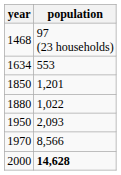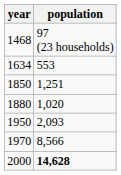(50, 84) 1,201 -> (50, 84) 1,251
(50, 103) 1,022 -> (50, 103) 1,020
